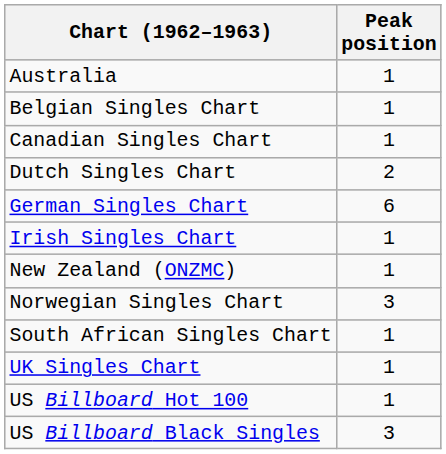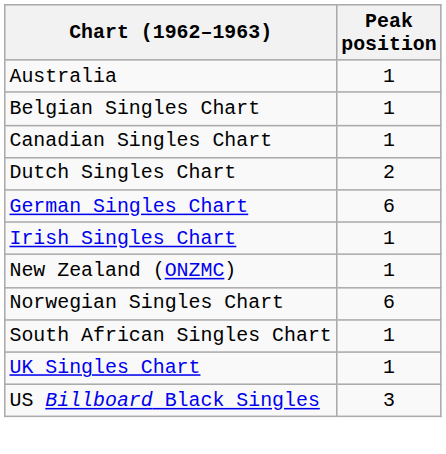(389, 303) 3 -> (389, 303) 6
- row: (129, 401)
